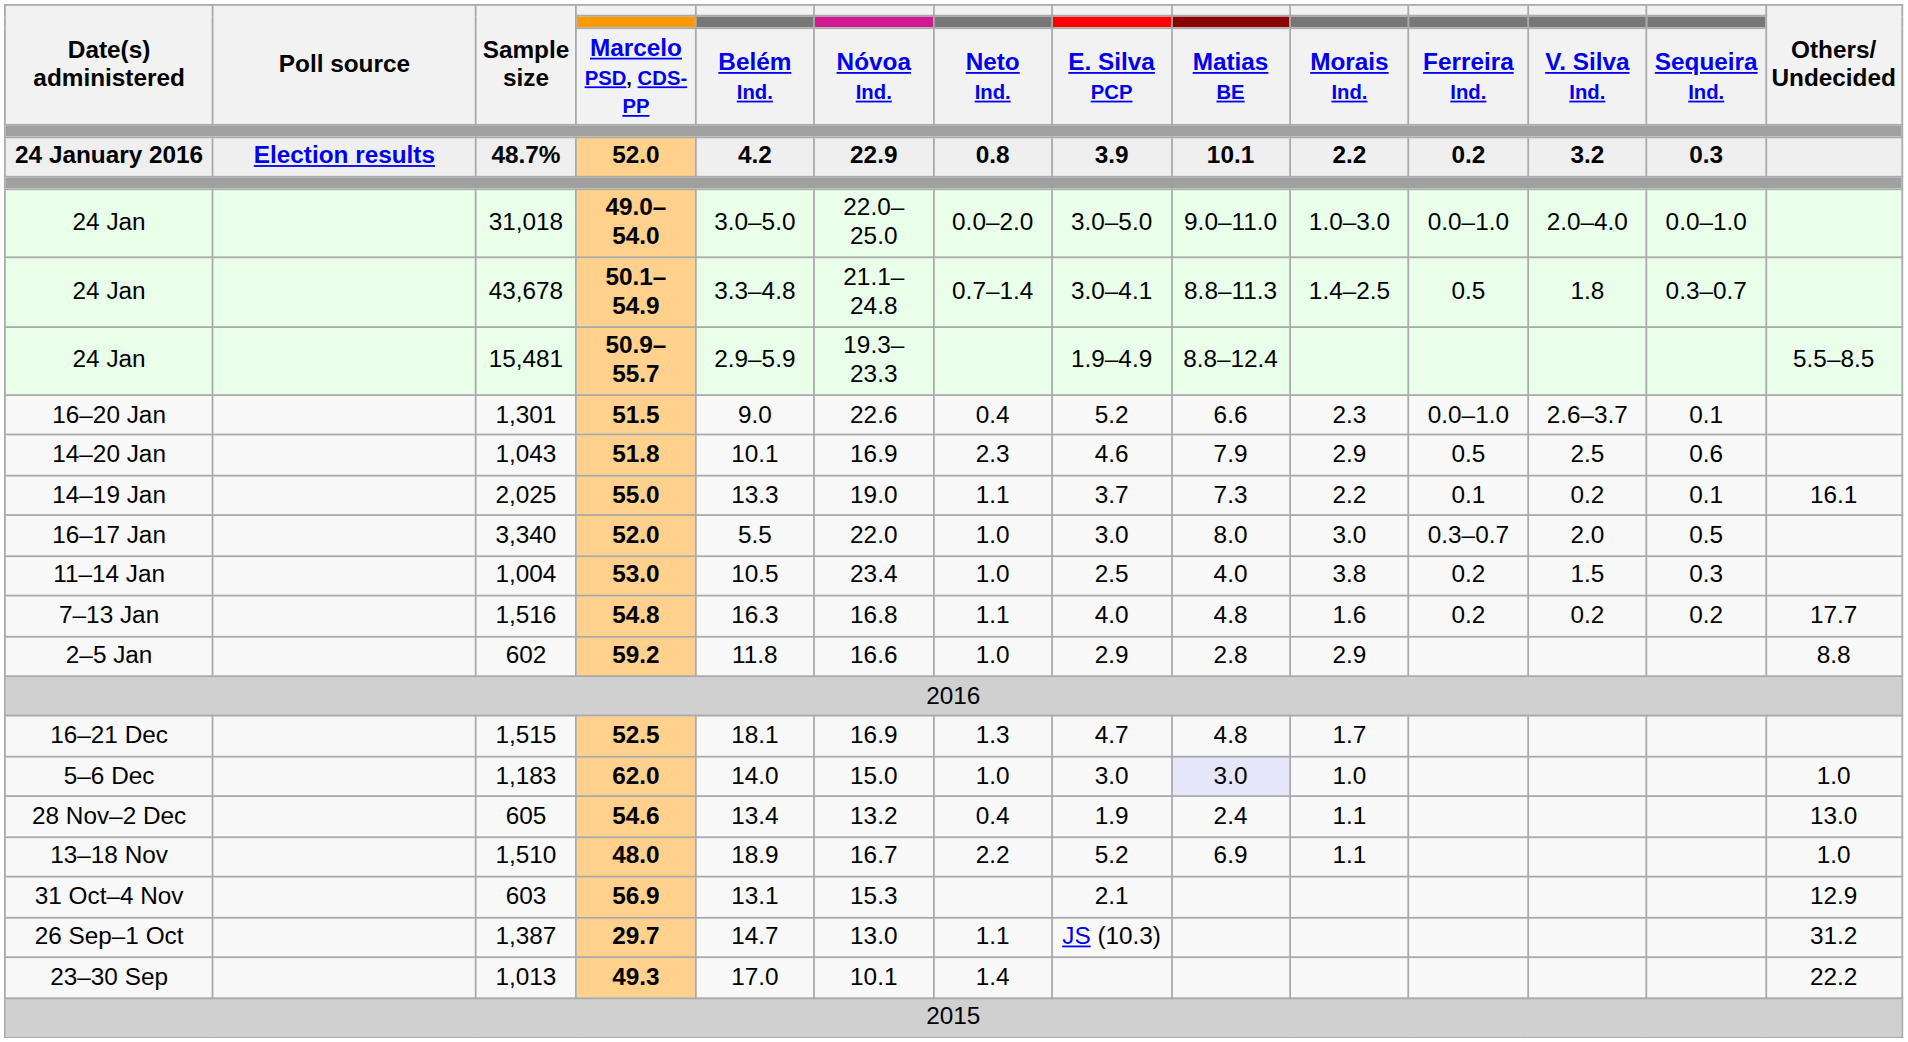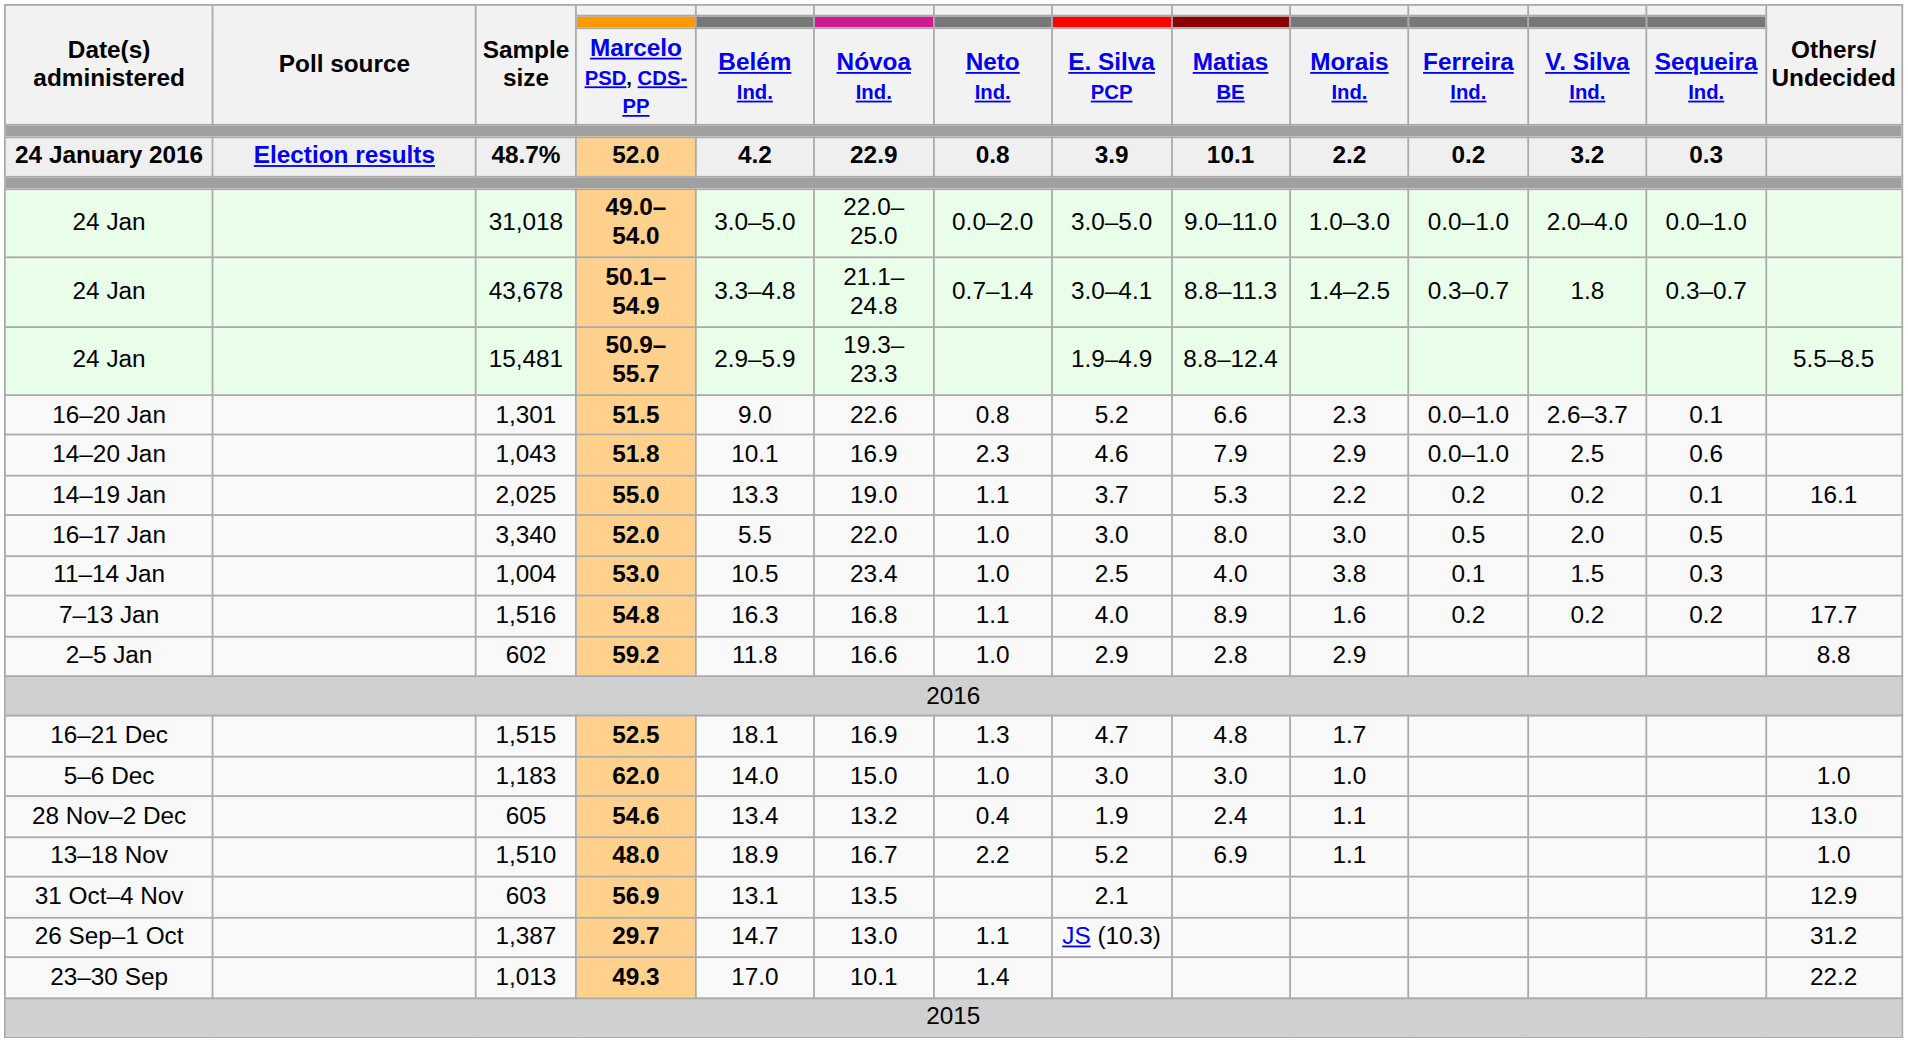(1468, 290) 0.5 -> (1468, 290) 0.3–0.7
(993, 414) 0.4 -> (993, 414) 0.8
(1468, 454) 0.5 -> (1468, 454) 0.0–1.0
(1231, 494) 7.3 -> (1231, 494) 5.3
(1468, 494) 0.1 -> (1468, 494) 0.2
(1468, 534) 0.3–0.7 -> (1468, 534) 0.5
(1468, 574) 0.2 -> (1468, 574) 0.1
(1231, 615) 4.8 -> (1231, 615) 8.9
(1231, 775) lavender background -> (1231, 775) no background
(874, 896) 15.3 -> (874, 896) 13.5
